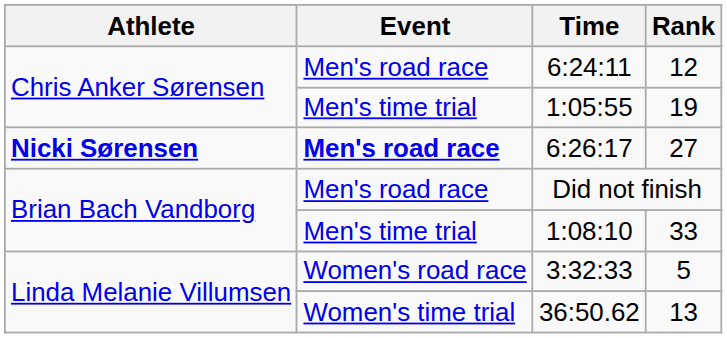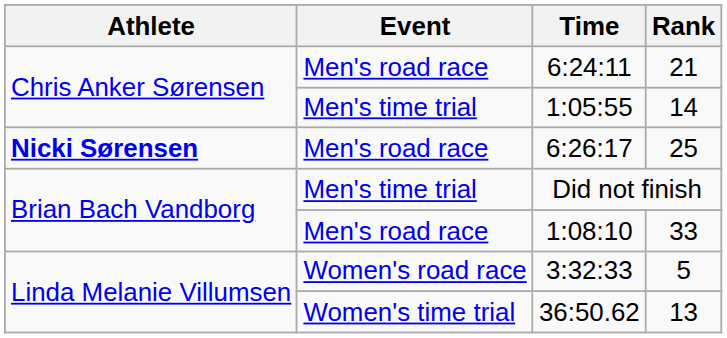(684, 67) 12 -> (684, 67) 21
(684, 108) 19 -> (684, 108) 14
(402, 149) bold -> (396, 149) normal
(684, 149) 27 -> (684, 149) 25
(396, 190) Men's road race -> (390, 190) Men's time trial
(390, 231) Men's time trial -> (396, 231) Men's road race
